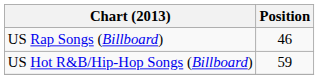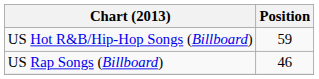rows swapped: (130, 62) <-> (85, 39)
